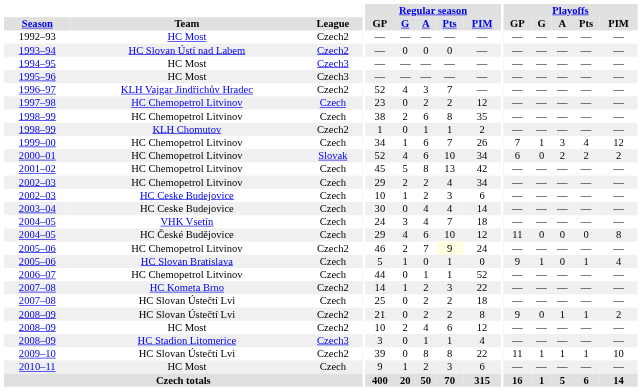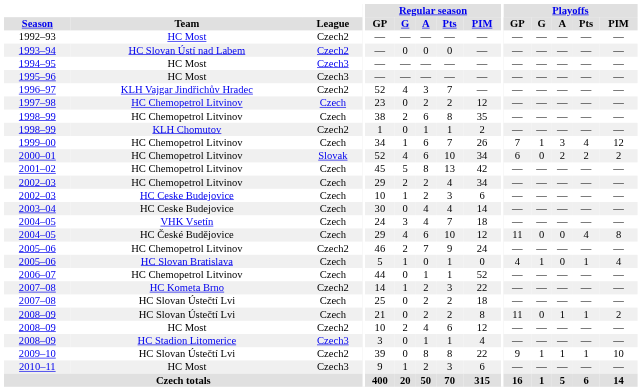(586, 235) 0 -> (586, 235) 4
(450, 248) lightyellow background -> (450, 248) no background
(517, 261) 9 -> (517, 261) 4
(333, 314) Czech2 -> (333, 314) Czech
(517, 314) 9 -> (517, 314) 11
(517, 353) 11 -> (517, 353) 9
(333, 367) Czech -> (333, 367) Czech3
